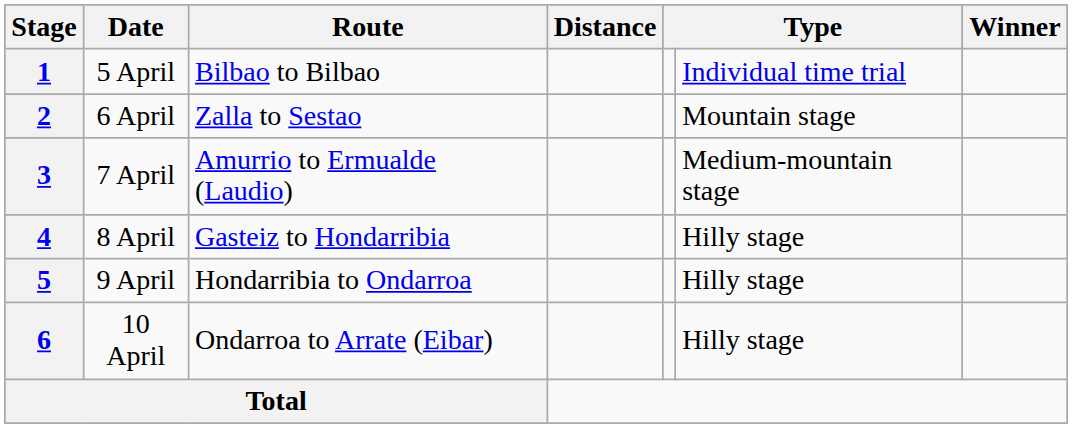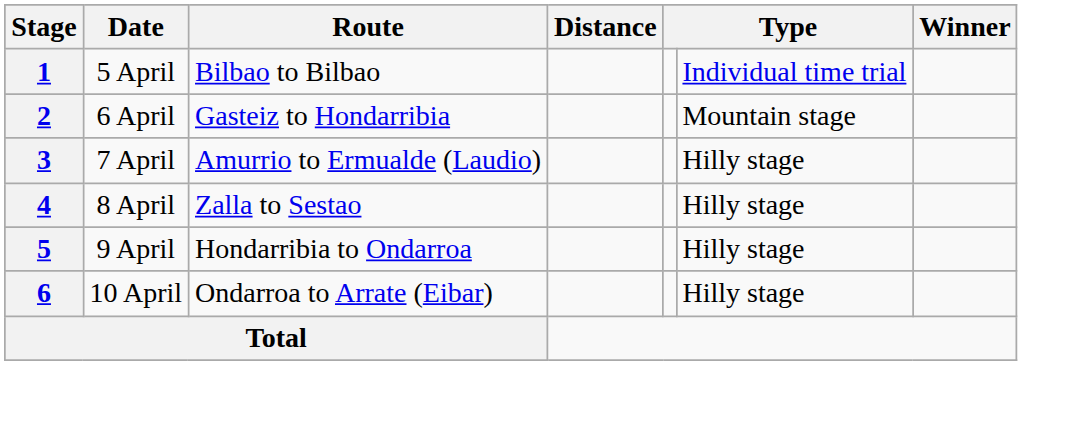(278, 115) Zalla to Sestao -> (323, 115) Gasteiz to Hondarribia
(787, 175) Medium-mountain stage -> (743, 159) Hilly stage
(322, 235) Gasteiz to Hondarribia -> (278, 204) Zalla to Sestao
